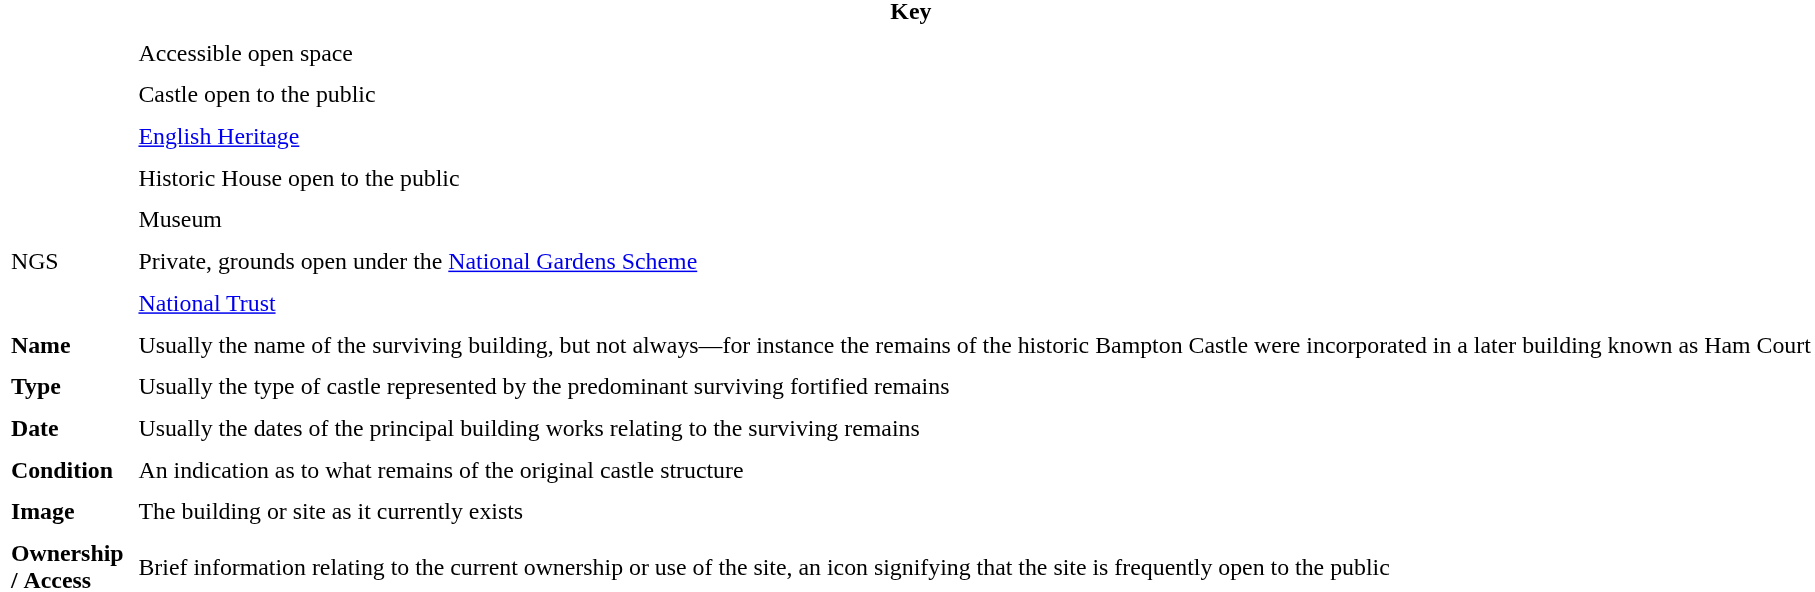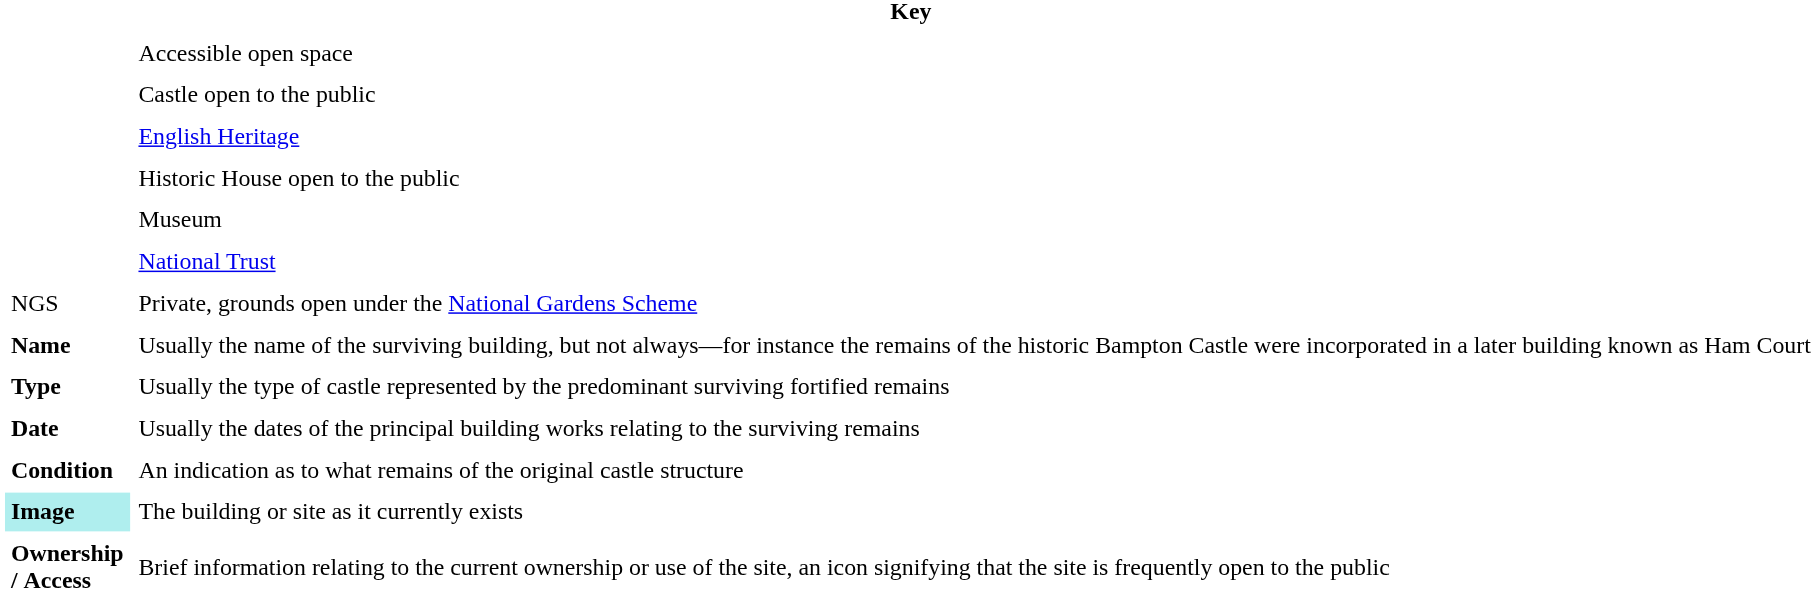rows swapped: (207, 303) <-> (418, 261)
(43, 511) no background -> (43, 511) paleturquoise background
